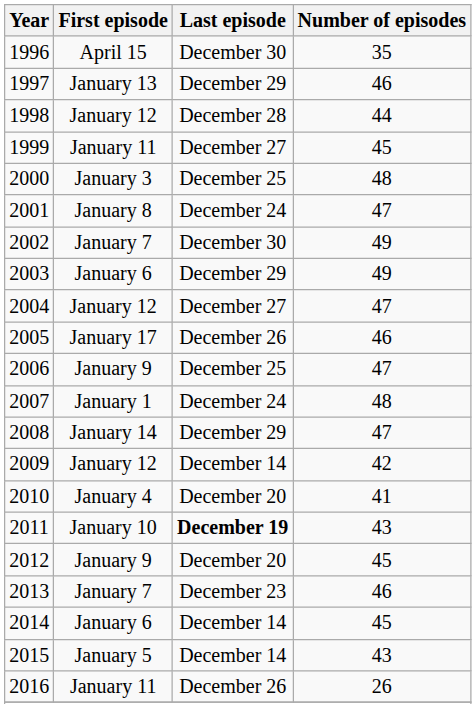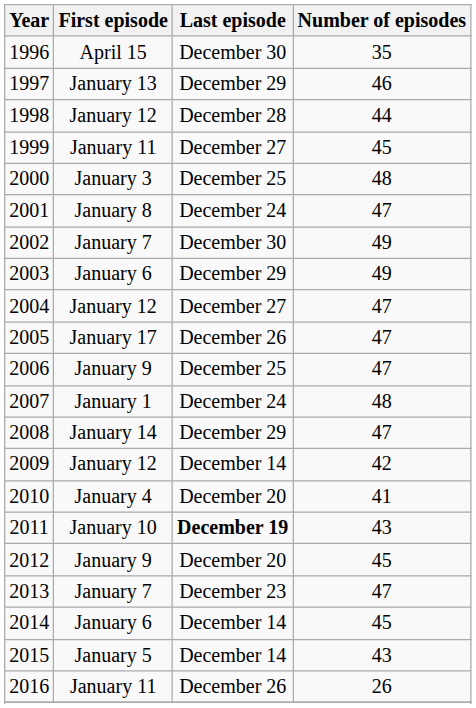(382, 337) 46 -> (382, 337) 47
(382, 591) 46 -> (382, 591) 47
